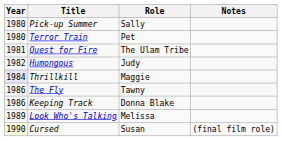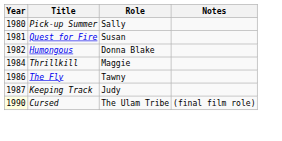- row: (59, 37)
(155, 50) The Ulam Tribe -> (113, 37) Susan
(130, 63) Judy -> (128, 50) Donna Blake
(16, 77) lavender background -> (16, 63) no background
(16, 103) 1986 -> (16, 90) 1987
(147, 103) Donna Blake -> (111, 90) Judy
- row: (73, 116)
(133, 129) Susan -> (135, 103) The Ulam Tribe
